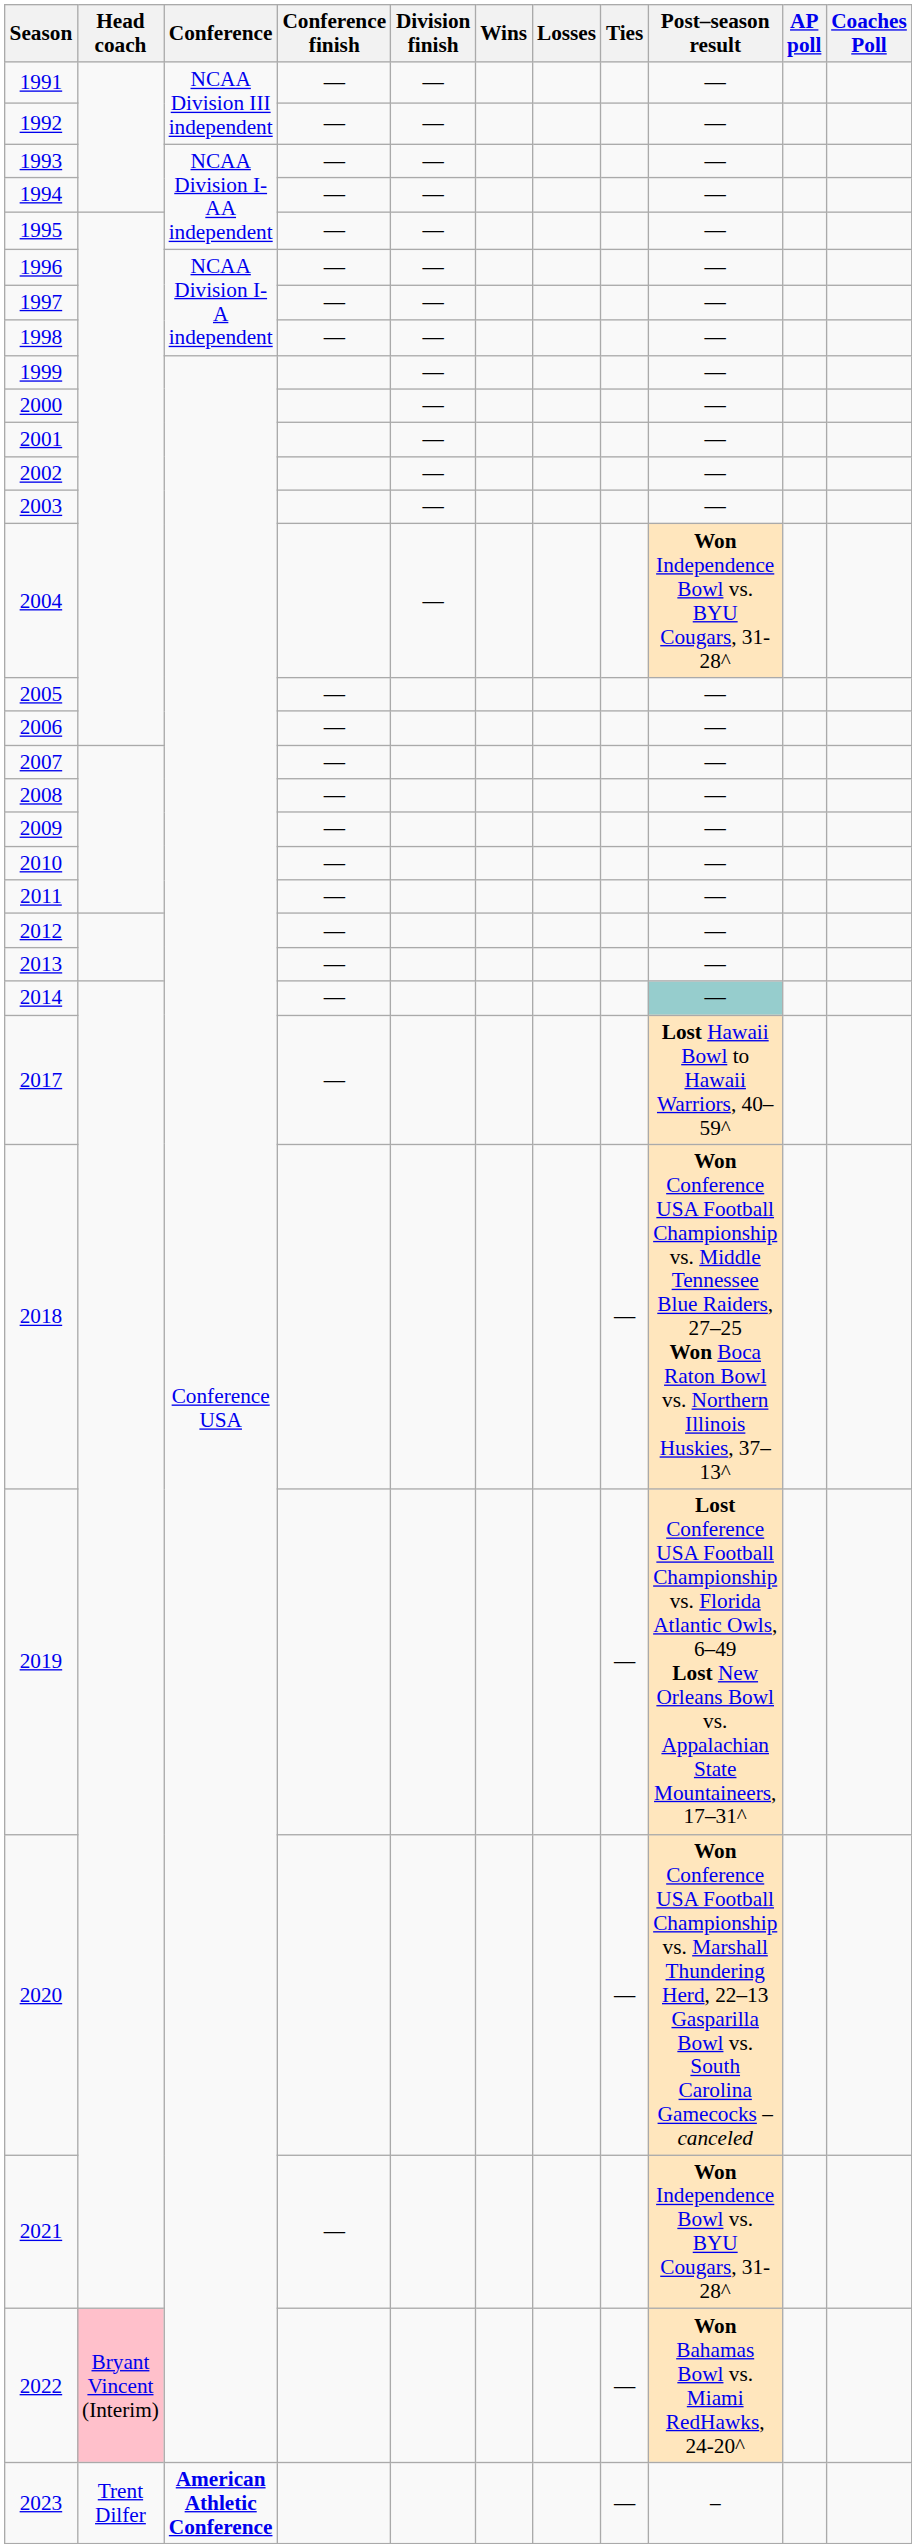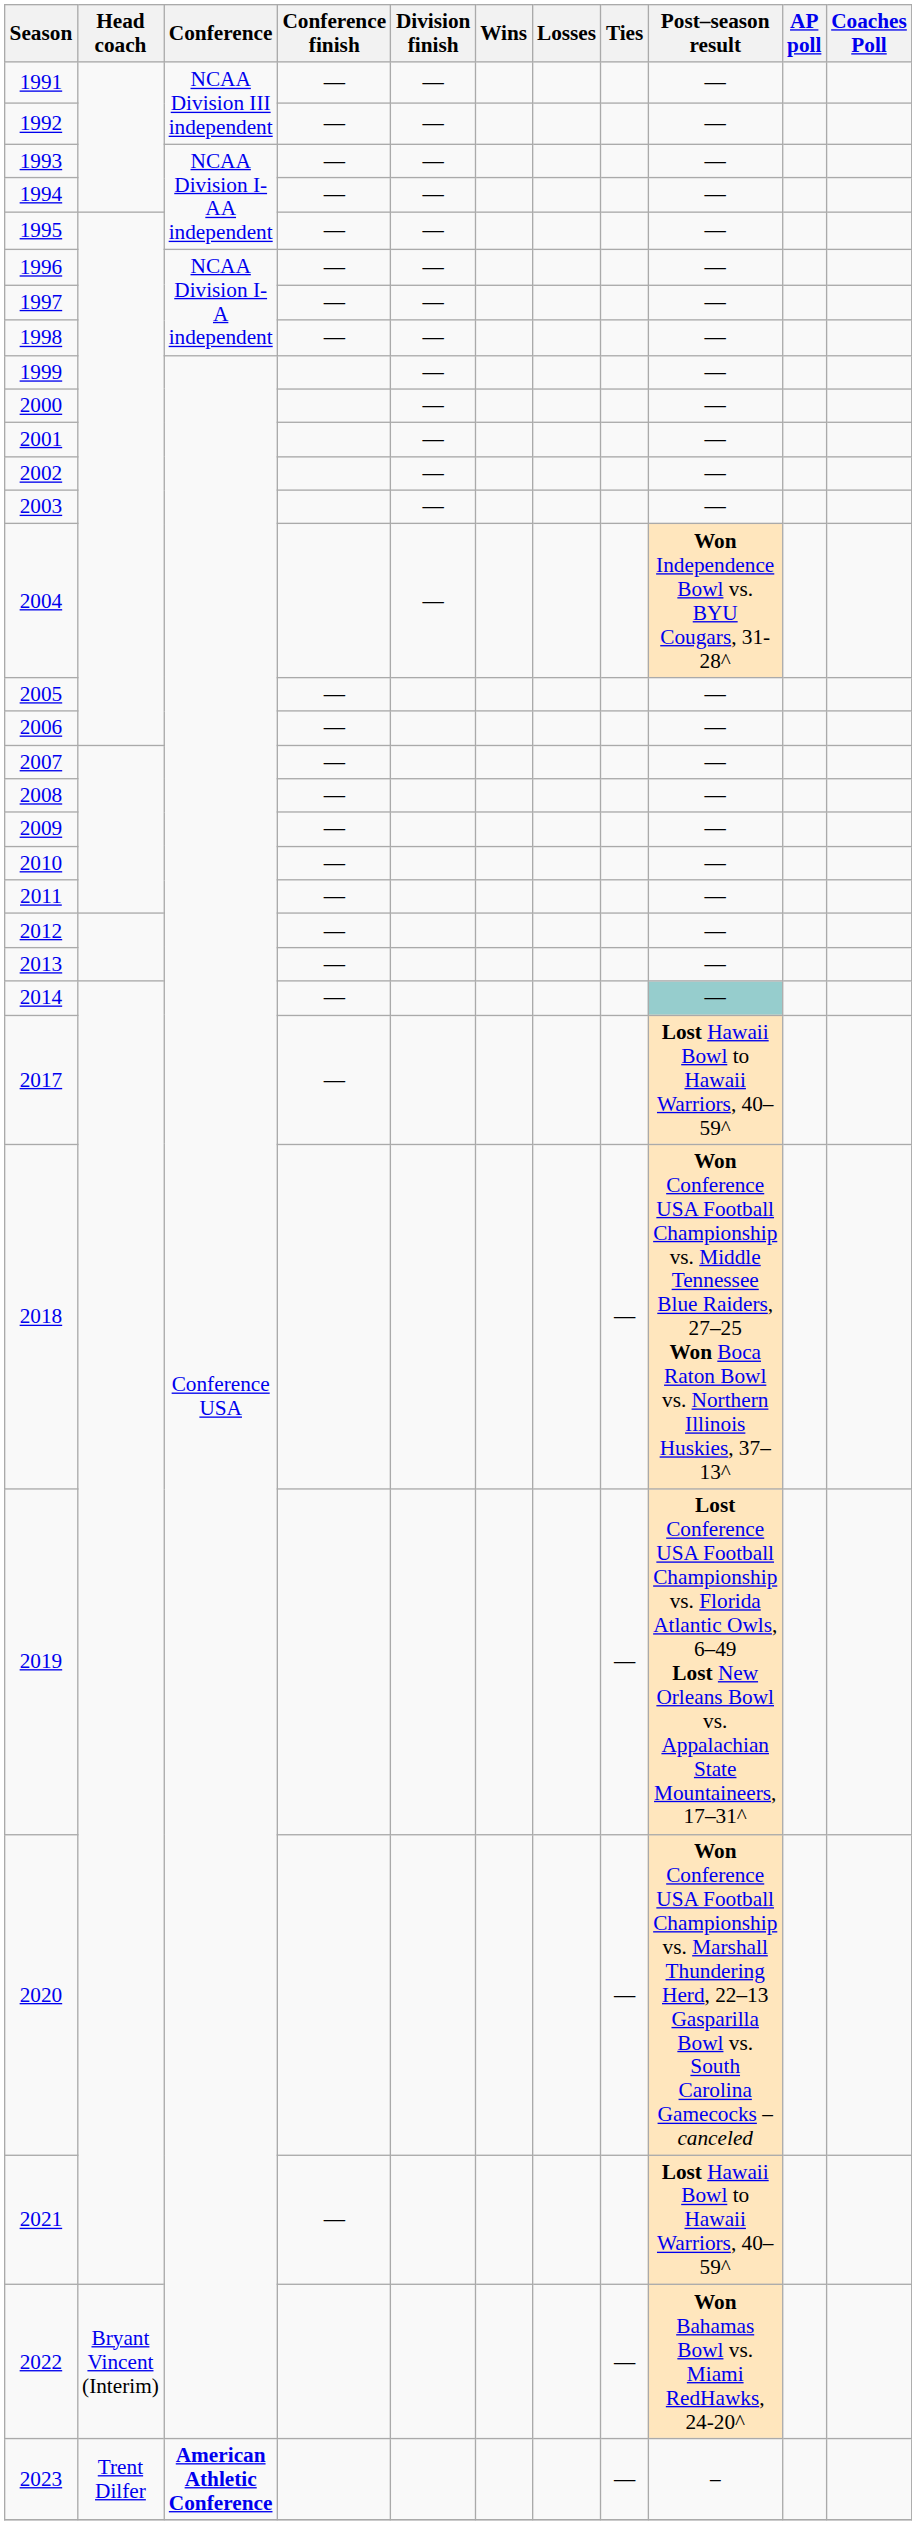(715, 2231) Won Independence Bowl vs. BYU Cougars, 31-28^ -> (715, 2219) Lost Hawaii Bowl to Hawaii Warriors, 40–59^
(120, 2385) pink background -> (120, 2361) no background
